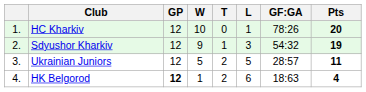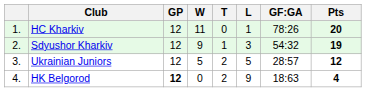(200, 29) 10 -> (200, 29) 11
(336, 62) 11 -> (336, 62) 12
(200, 78) 1 -> (200, 78) 0
(248, 78) 6 -> (248, 78) 9
